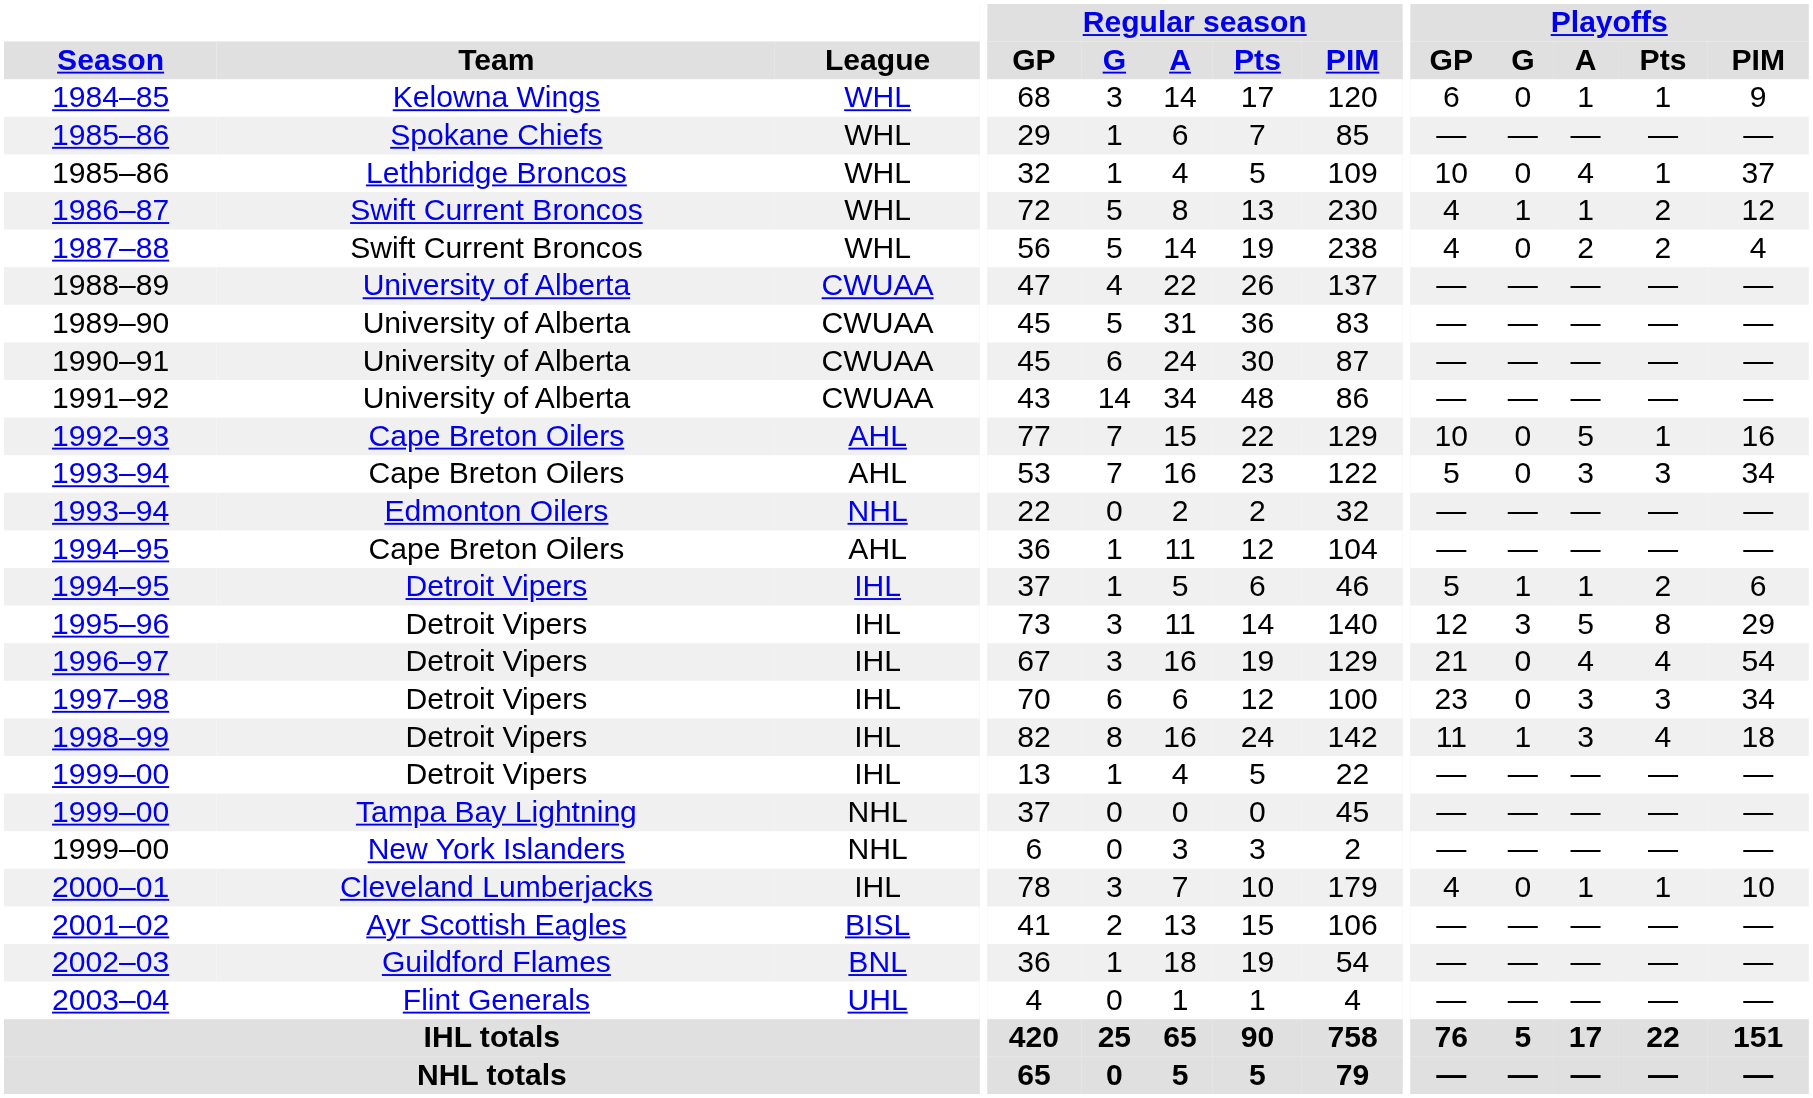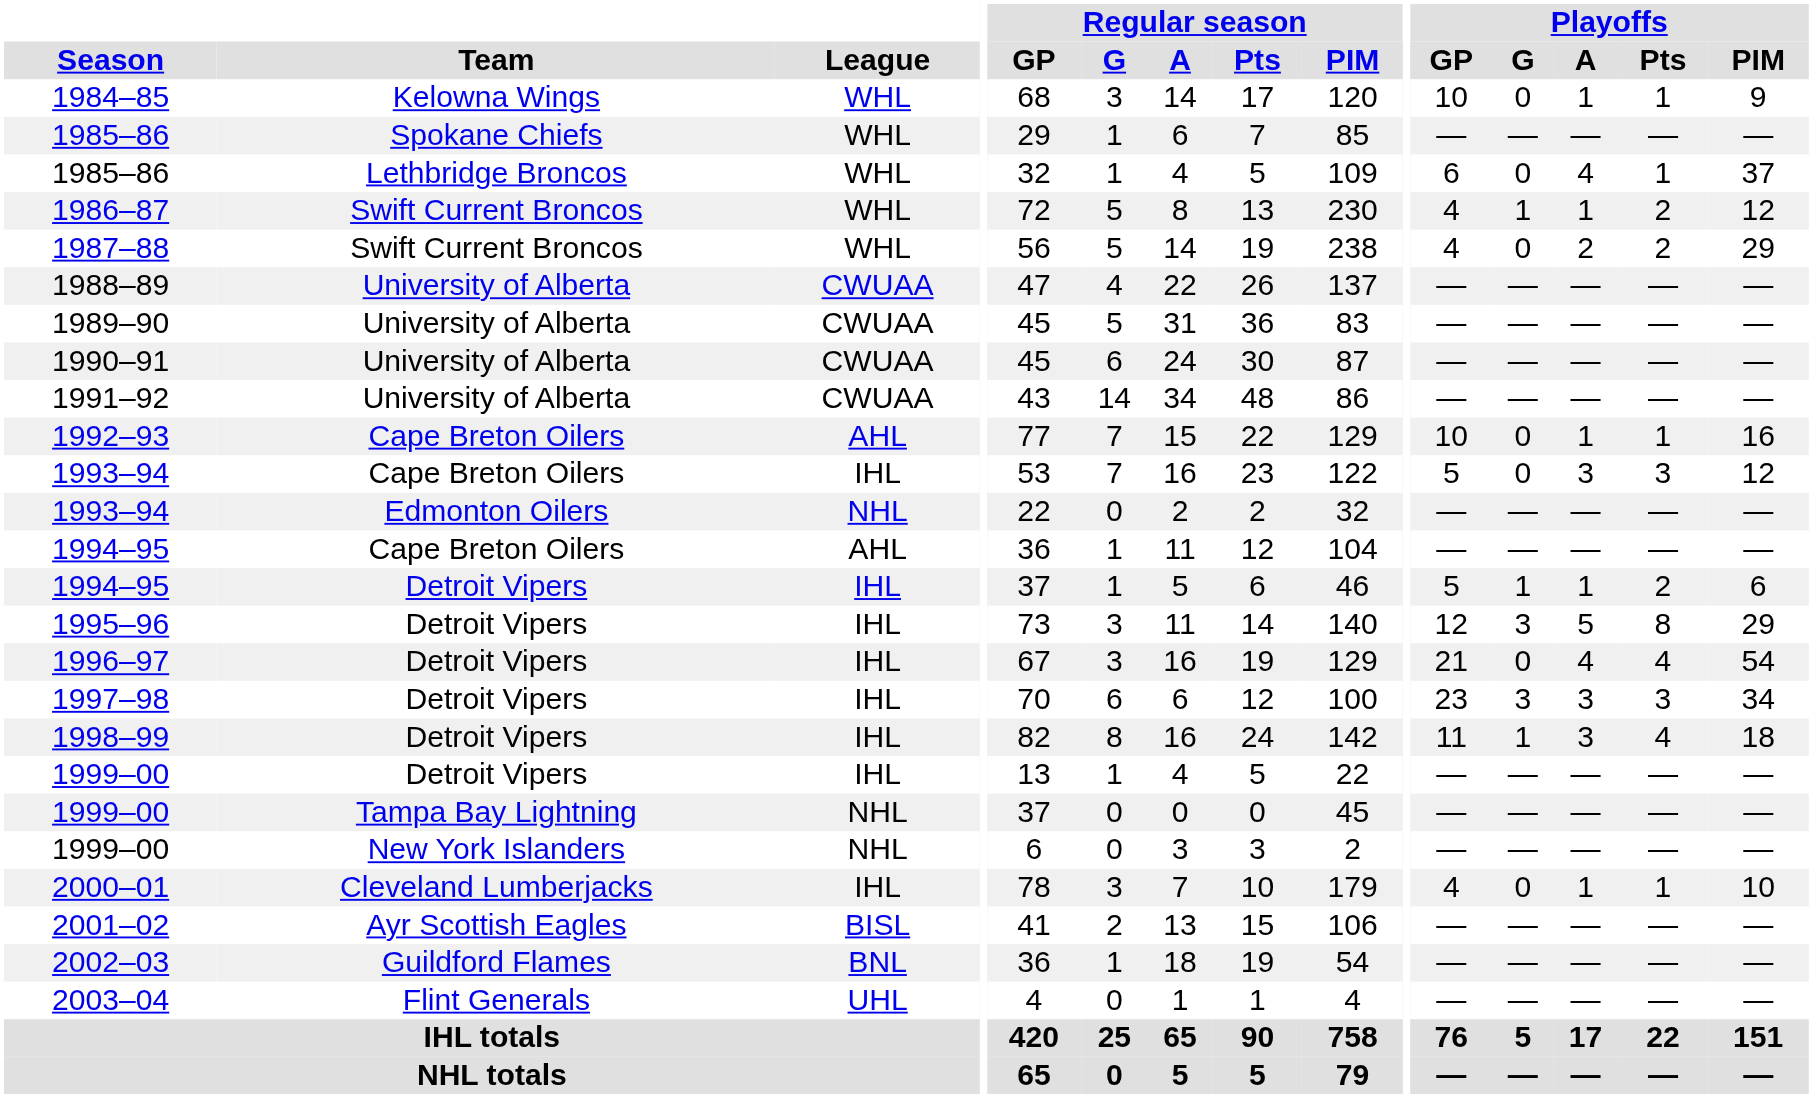(1451, 97) 6 -> (1451, 97) 10
(1451, 172) 10 -> (1451, 172) 6
(1758, 247) 4 -> (1758, 247) 29
(1586, 435) 5 -> (1586, 435) 1
(878, 473) AHL -> (878, 473) IHL
(1758, 473) 34 -> (1758, 473) 12
(1523, 699) 0 -> (1523, 699) 3
